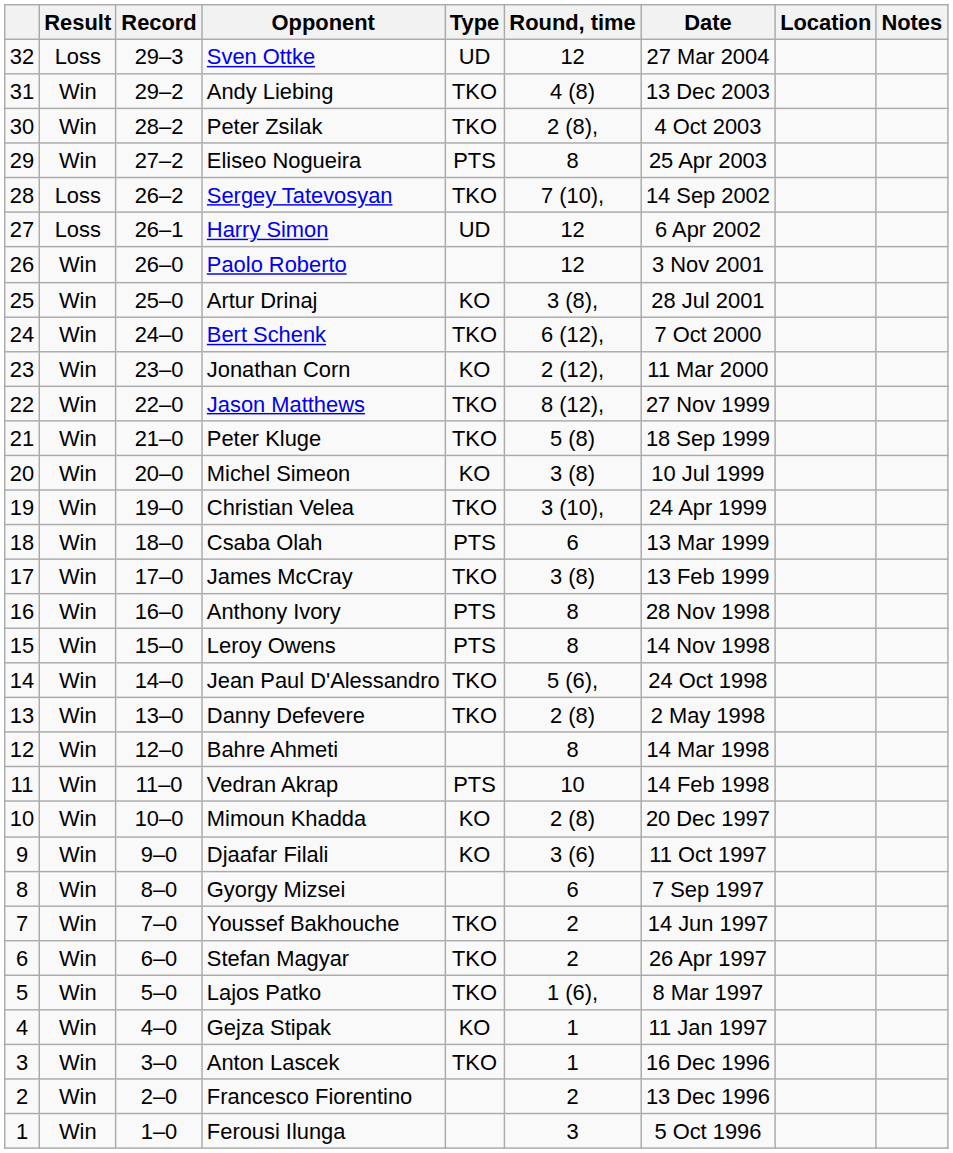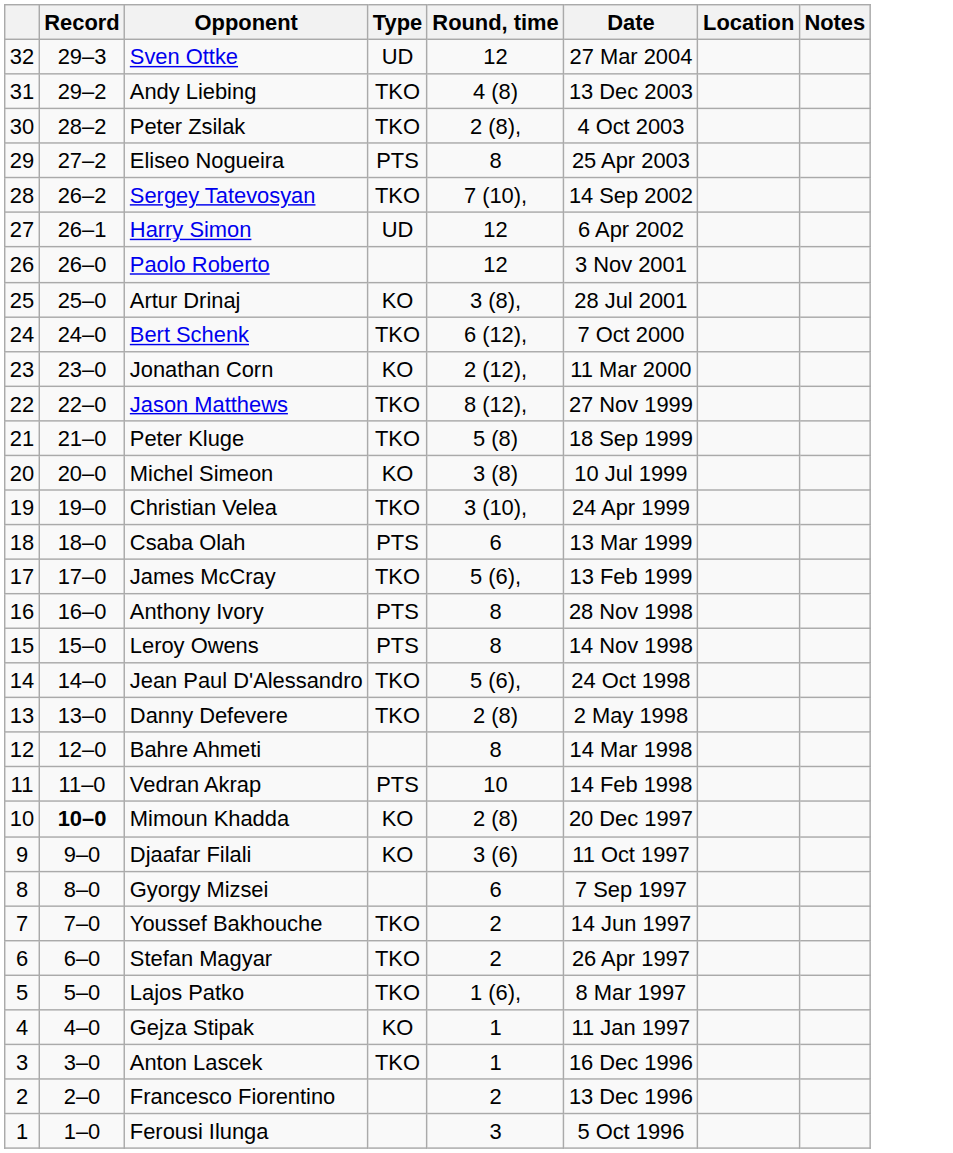- column: (78, 22)
(573, 577) 3 (8) -> (496, 577) 5 (6),
(159, 819) normal -> (82, 819) bold
